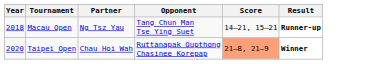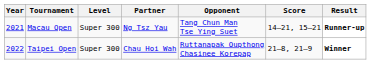+ column: (100, 10)
(15, 27) 2018 -> (15, 27) 2021
(15, 48) 2020 -> (15, 48) 2022
(246, 48) lightsalmon background -> (290, 48) no background
